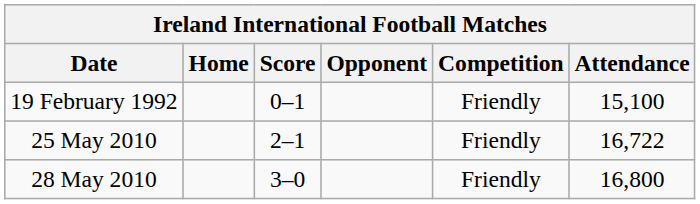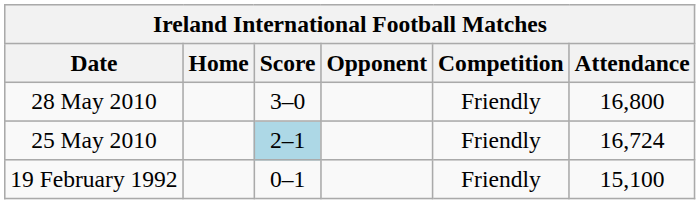rows swapped: (94, 101) <-> (94, 179)
(288, 140) no background -> (288, 140) lightblue background
(632, 140) 16,722 -> (632, 140) 16,724
